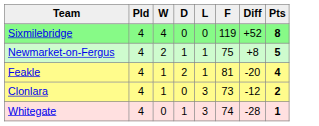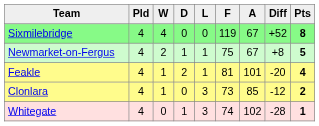+ column: (252, 14)
